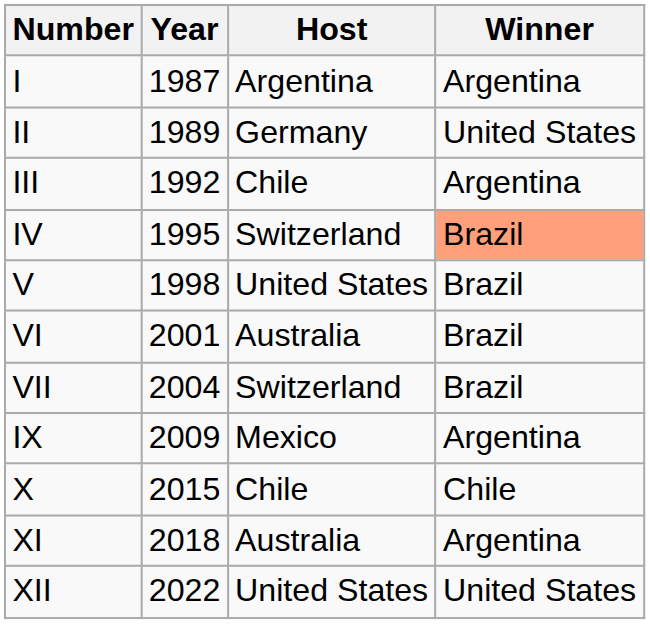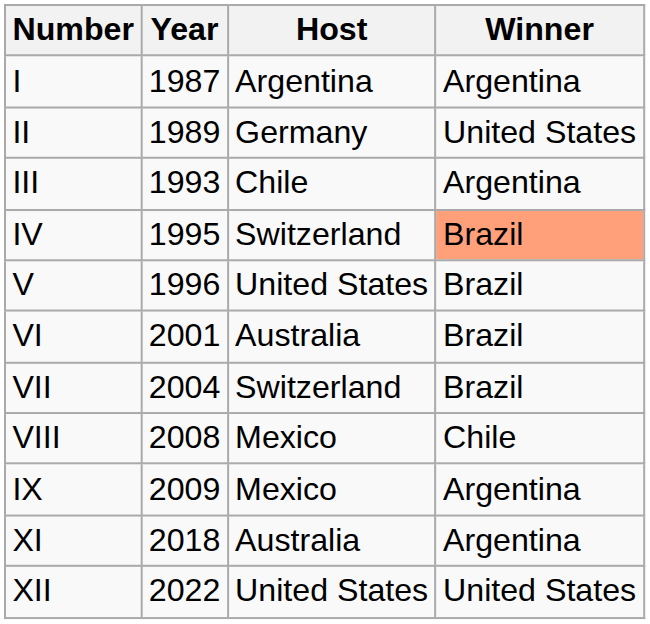(185, 183) 1992 -> (185, 183) 1993
(185, 285) 1998 -> (185, 285) 1996
+ row: (37, 438)
- row: (23, 489)
